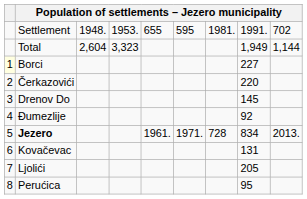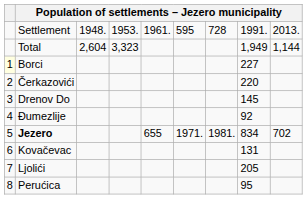(153, 30) 655 -> (157, 30) 1961.
(222, 30) 1981. -> (217, 30) 728
(282, 30) 702 -> (286, 30) 2013.
(157, 133) 1961. -> (153, 133) 655
(217, 133) 728 -> (222, 133) 1981.
(286, 133) 2013. -> (282, 133) 702
